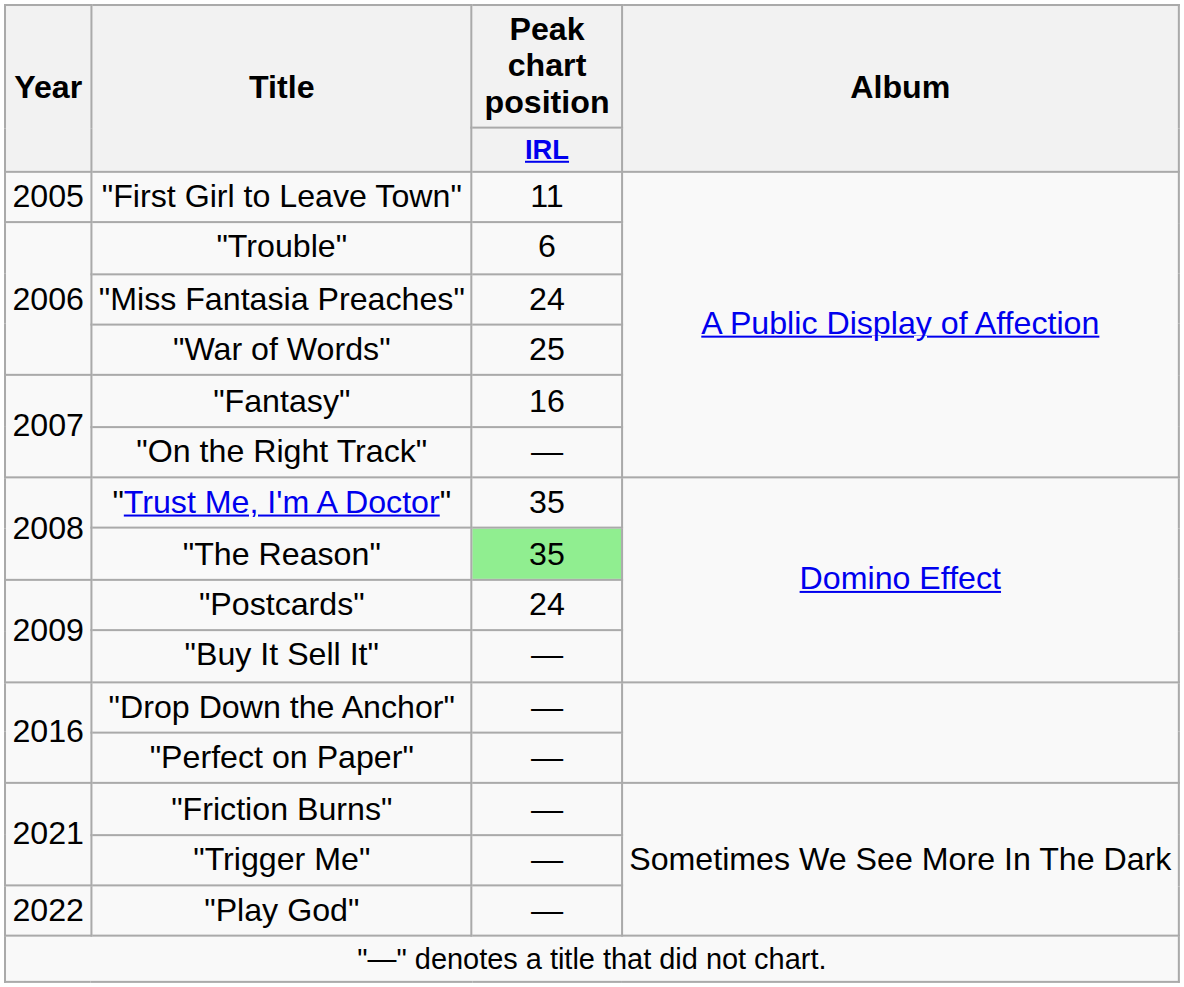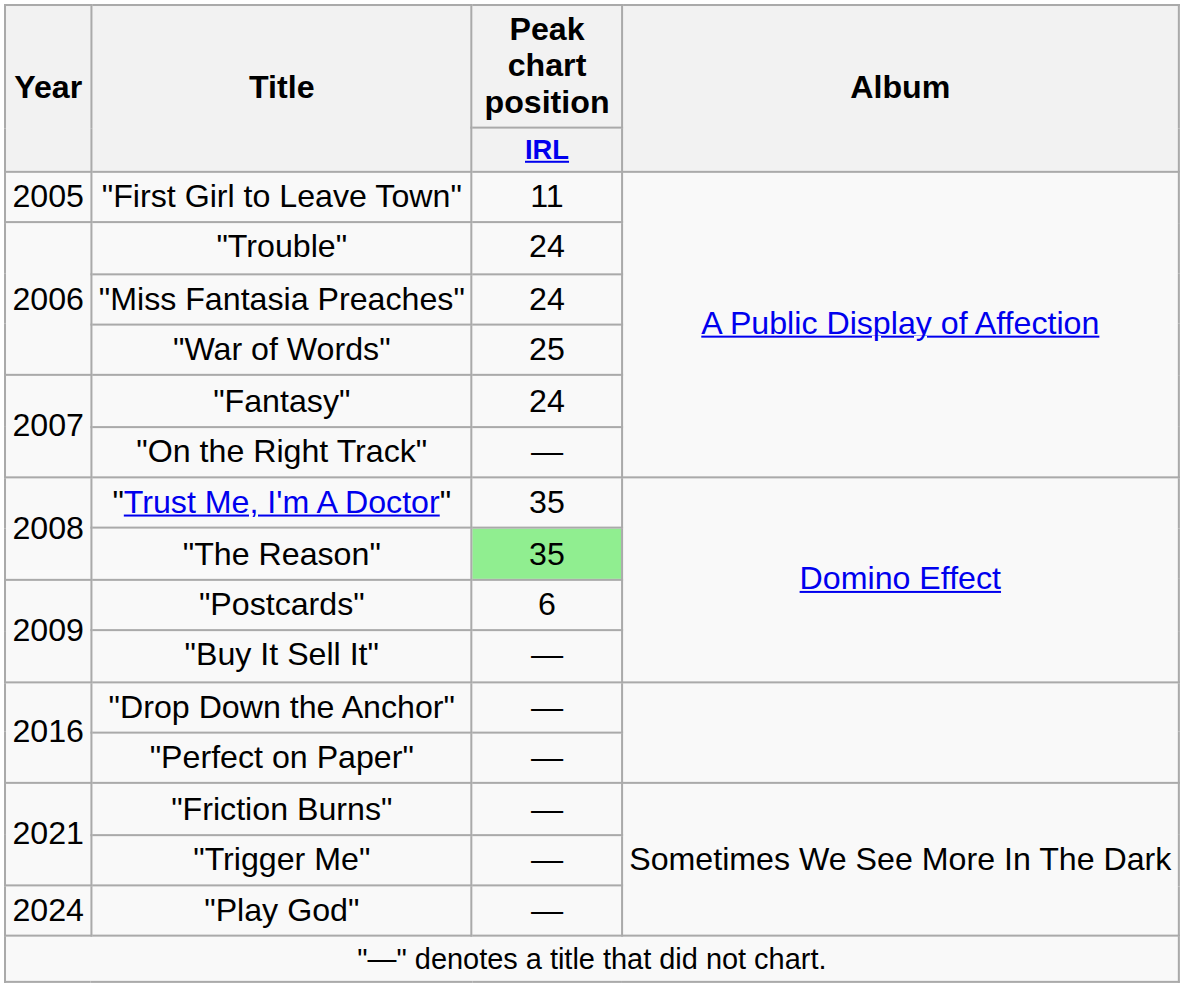(547, 247) 6 -> (547, 247) 24
(547, 400) 16 -> (547, 400) 24
(547, 604) 24 -> (547, 604) 6
(48, 910) 2022 -> (48, 910) 2024
